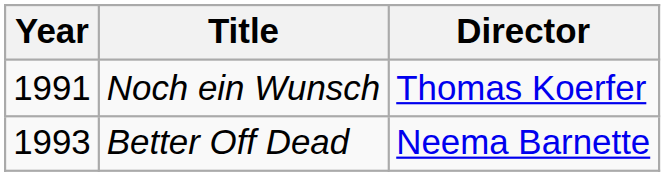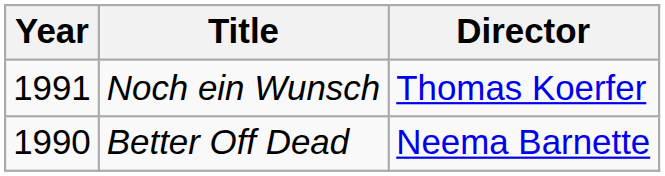(52, 142) 1993 -> (52, 142) 1990
